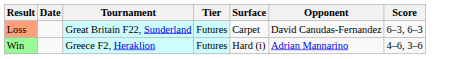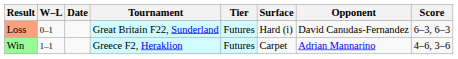+ column: (51, 12)
(246, 29) Carpet -> (276, 29) Hard (i)
(249, 45) Hard (i) -> (273, 45) Carpet
